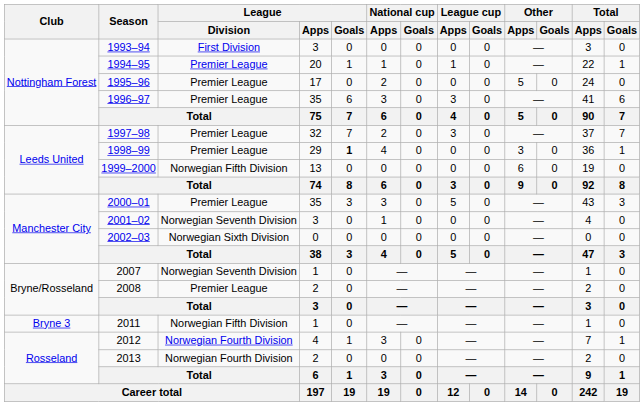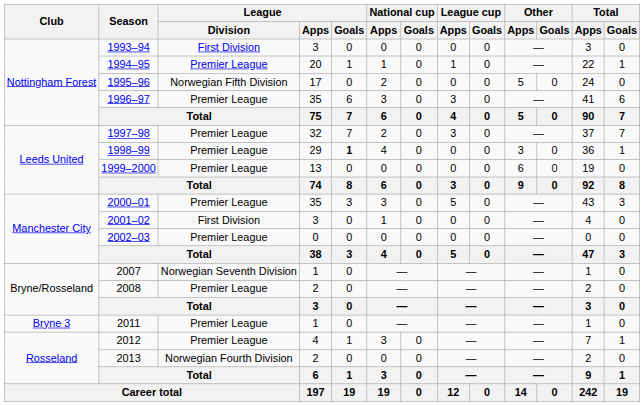(229, 82) Premier League -> (229, 82) Norwegian Fifth Division
(229, 168) Norwegian Fifth Division -> (229, 168) Premier League
(229, 220) Norwegian Seventh Division -> (229, 220) First Division
(229, 237) Norwegian Sixth Division -> (229, 237) Premier League
(229, 323) Norwegian Fifth Division -> (229, 323) Premier League
(229, 340) Norwegian Fourth Division -> (229, 340) Premier League
